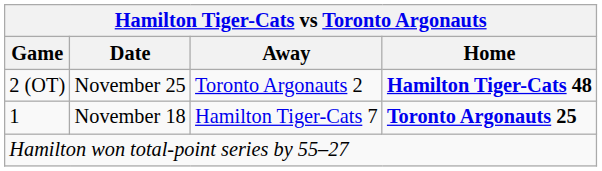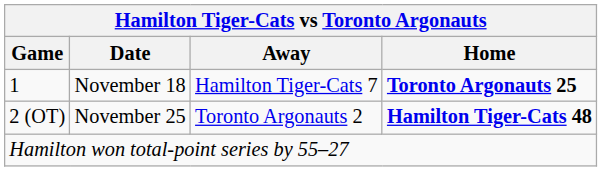rows swapped: (14, 117) <-> (37, 85)
